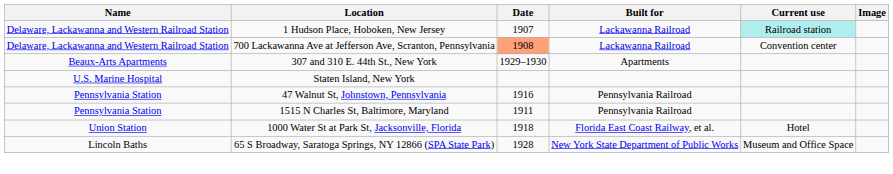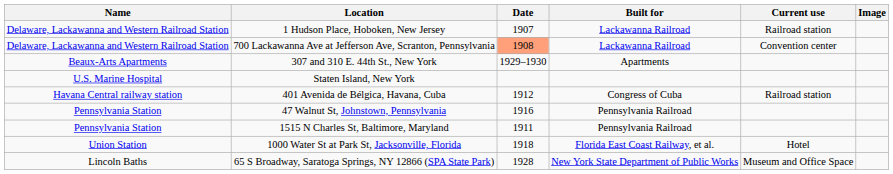(798, 29) paleturquoise background -> (798, 29) no background
+ row: (364, 95)
